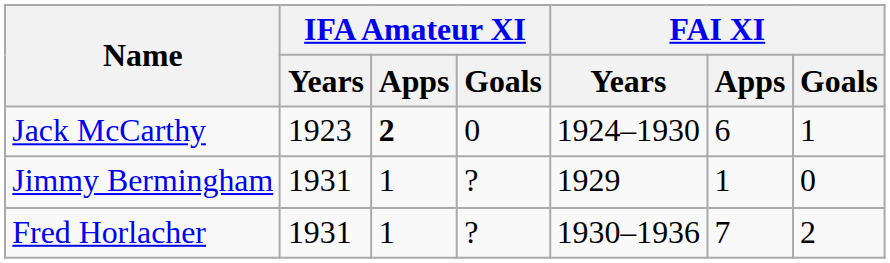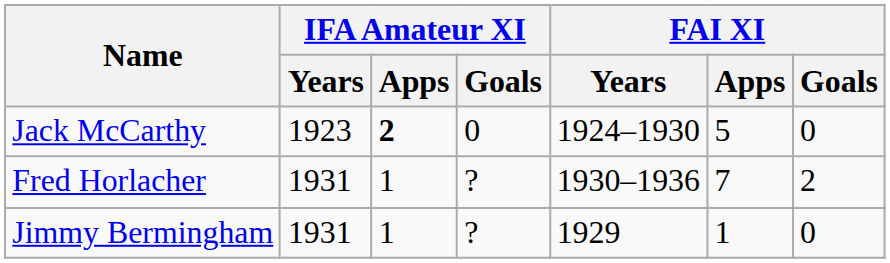(723, 130) 6 -> (723, 130) 5
(808, 130) 1 -> (808, 130) 0
rows swapped: (109, 231) <-> (143, 181)
